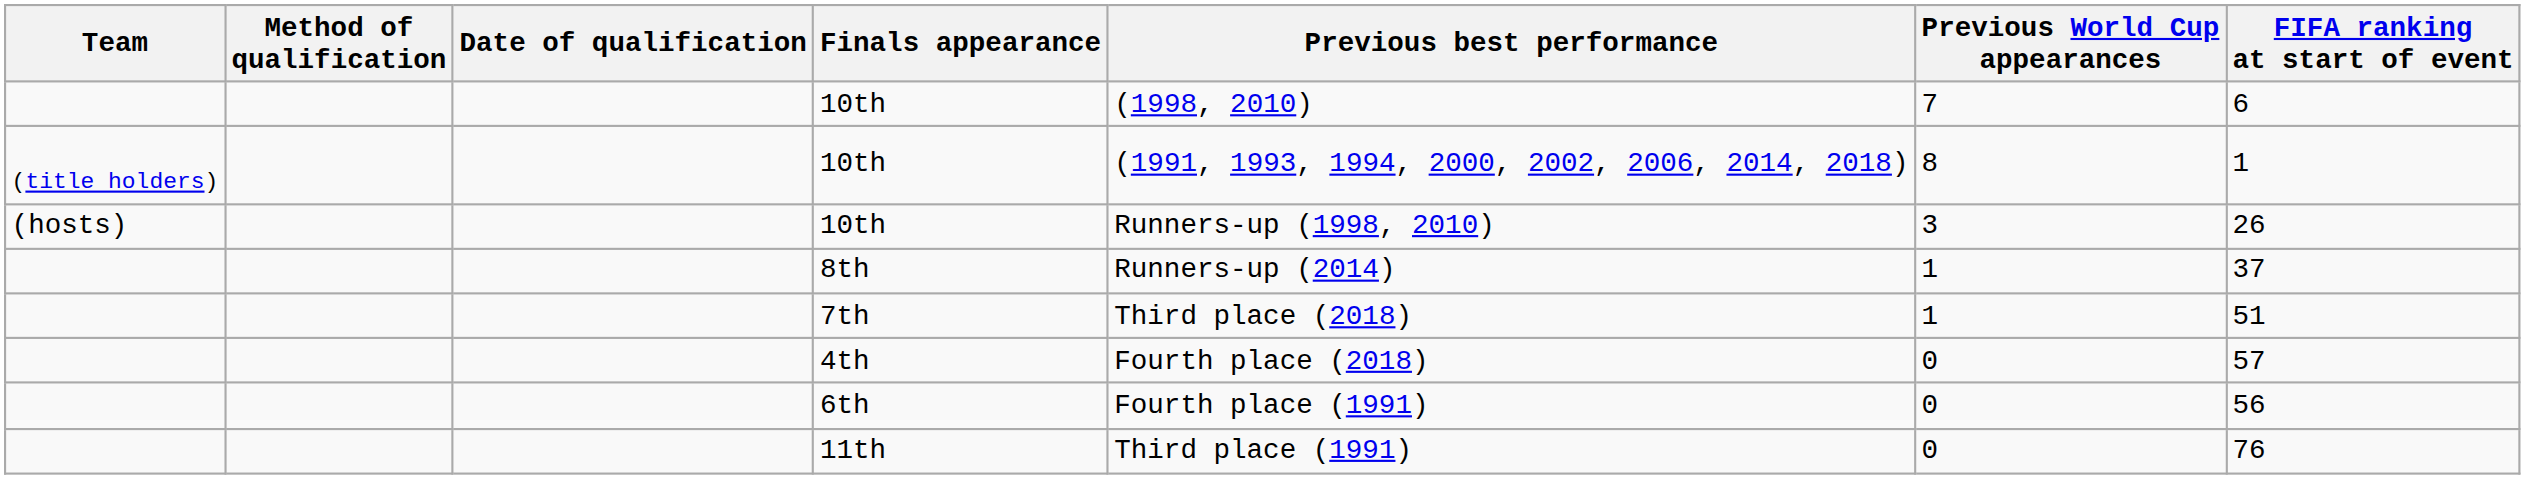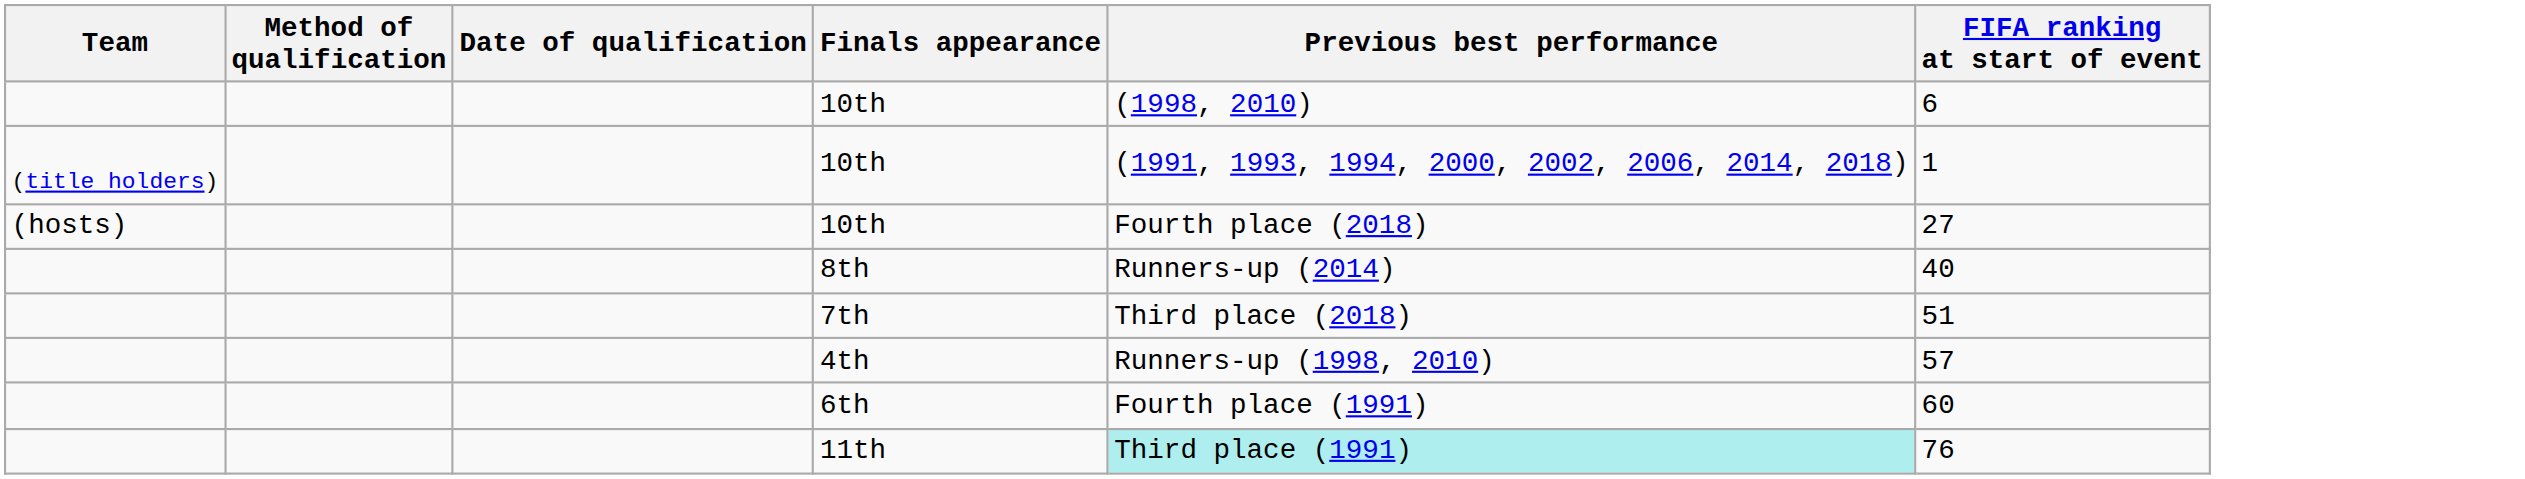- column: (2070, 43)
(1305, 226) Runners-up (1998, 2010) -> (1271, 226) Fourth place (2018)
(2249, 226) 26 -> (1938, 226) 27
(2249, 271) 37 -> (1938, 271) 40
(1271, 361) Fourth place (2018) -> (1305, 361) Runners-up (1998, 2010)
(2249, 406) 56 -> (1938, 406) 60
(1263, 450) no background -> (1263, 450) paleturquoise background
